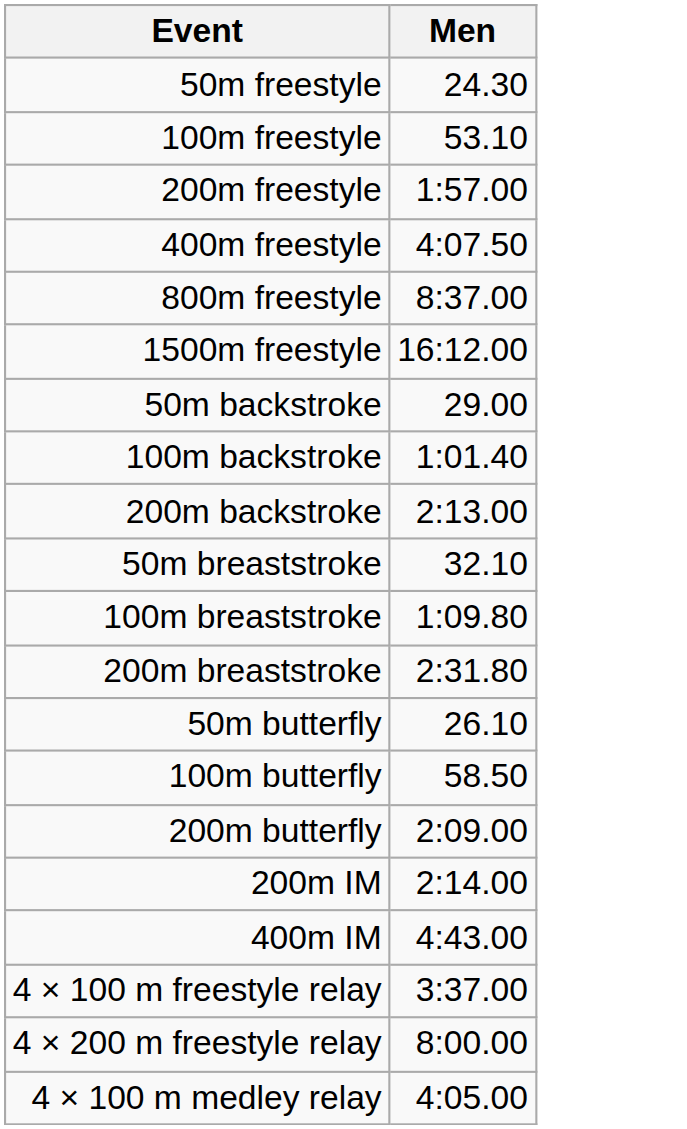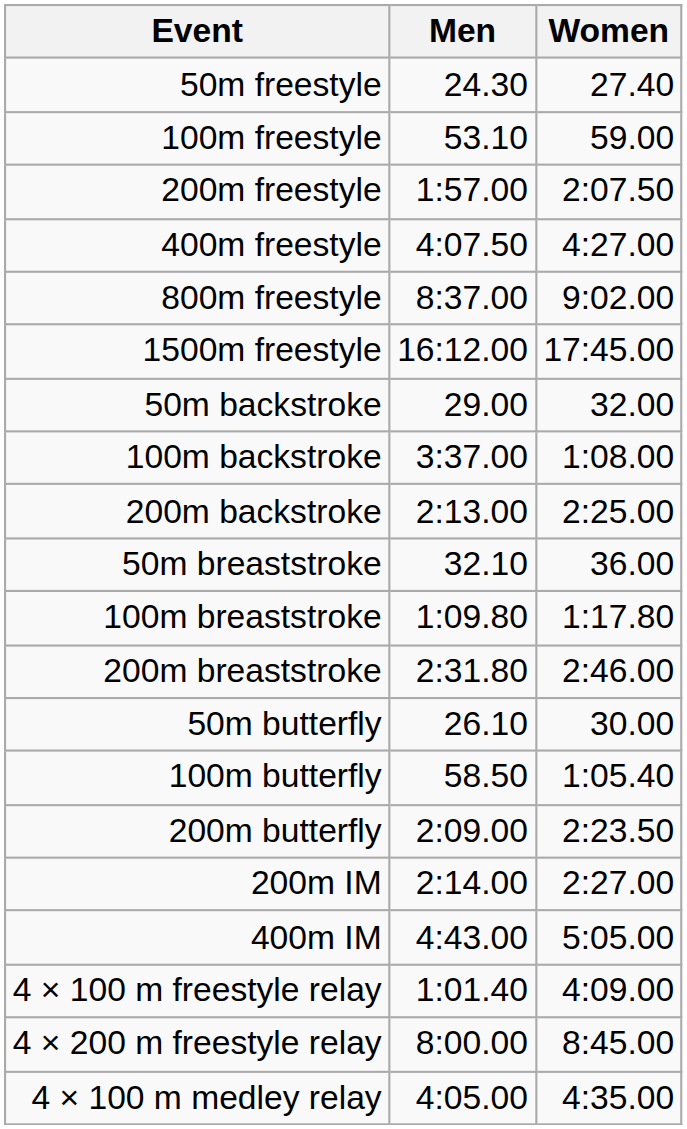+ column: (609, 31)
(472, 457) 1:01.40 -> (472, 457) 3:37.00
(472, 990) 3:37.00 -> (472, 990) 1:01.40
